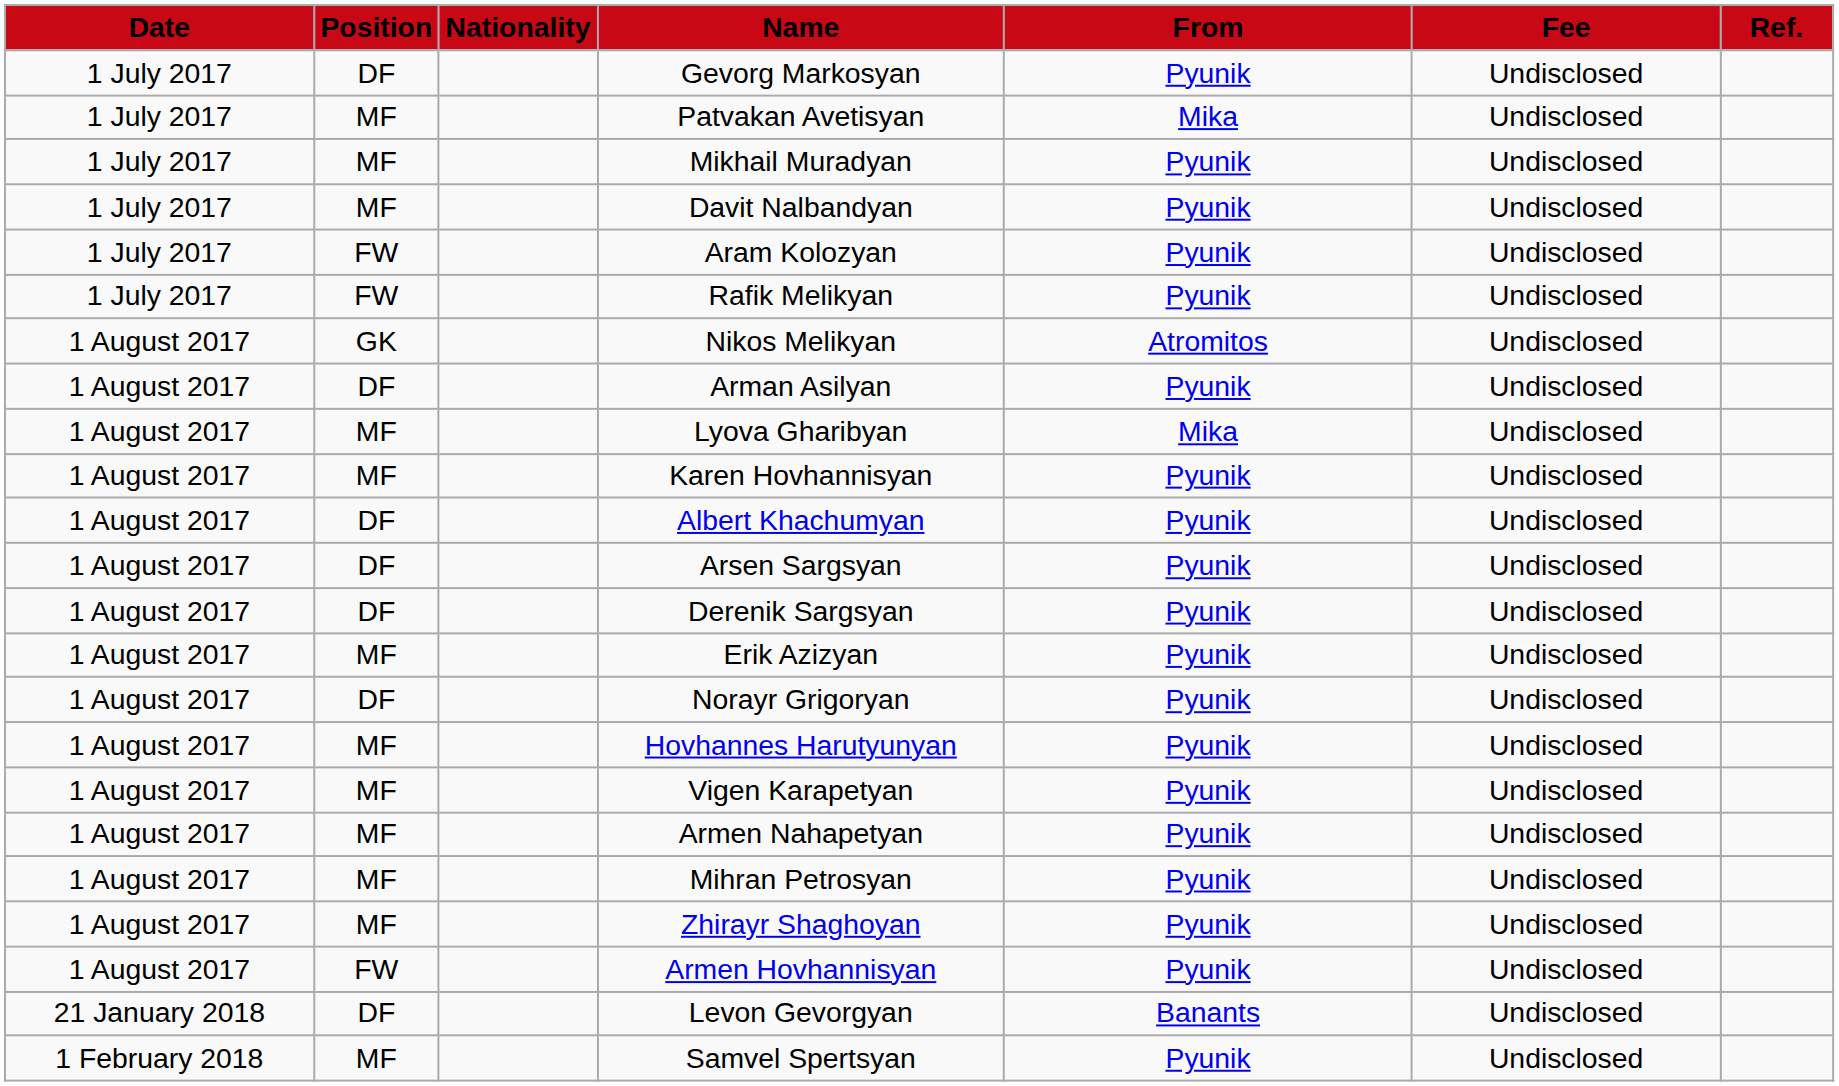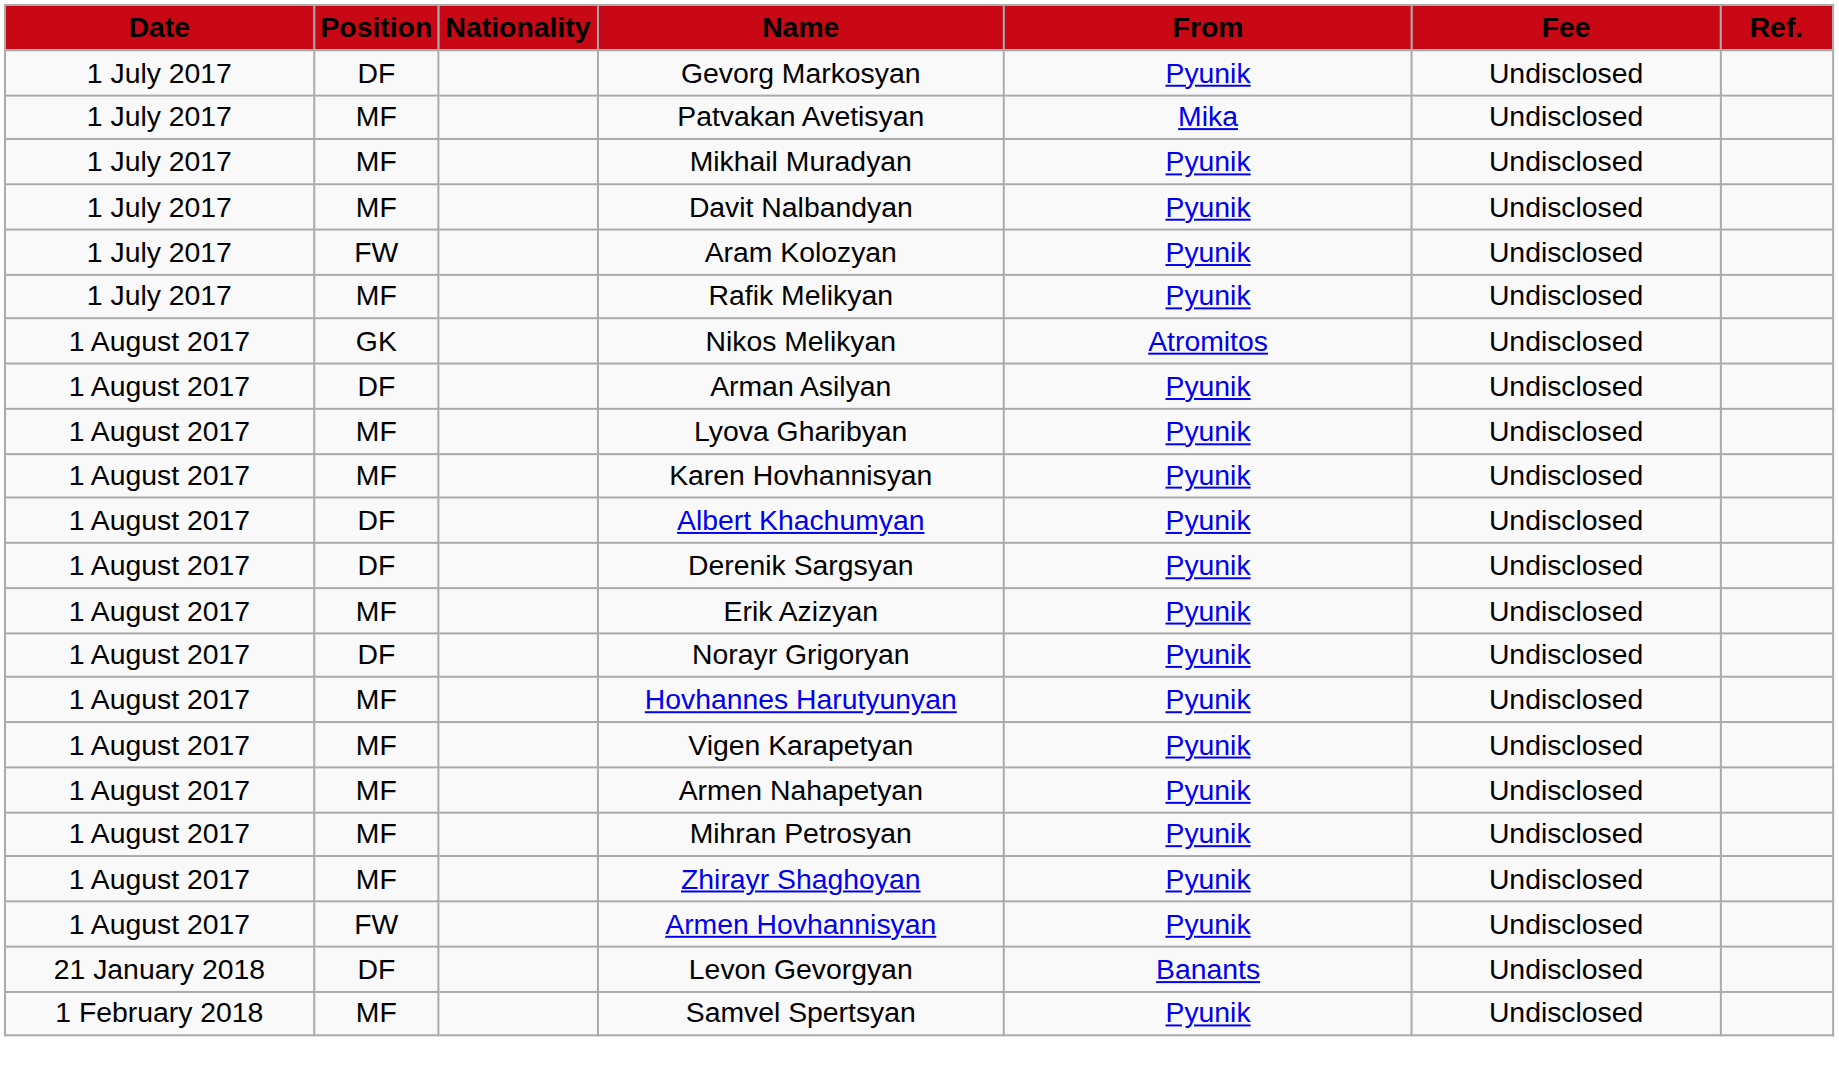(376, 297) FW -> (376, 297) MF
(1208, 431) Mika -> (1208, 431) Pyunik
- row: (801, 566)
